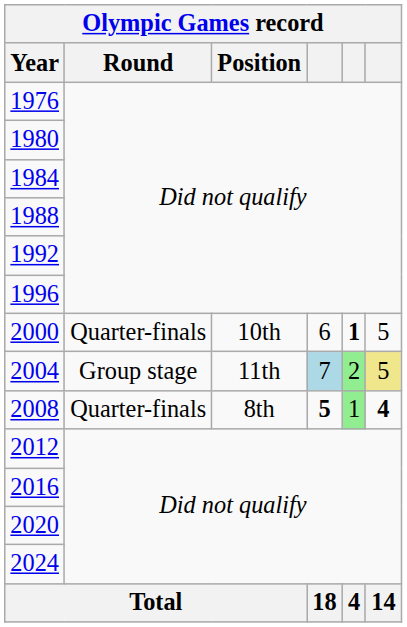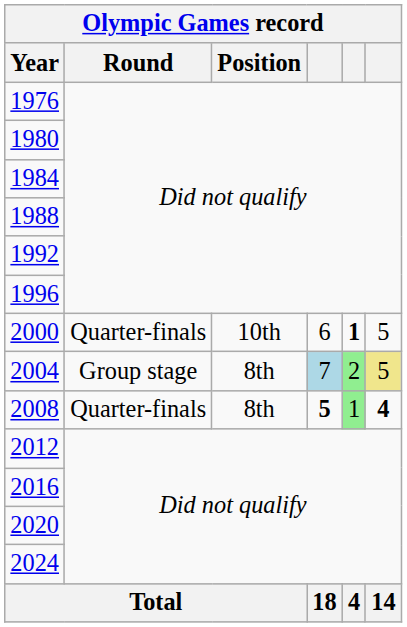(259, 370) 11th -> (259, 370) 8th
